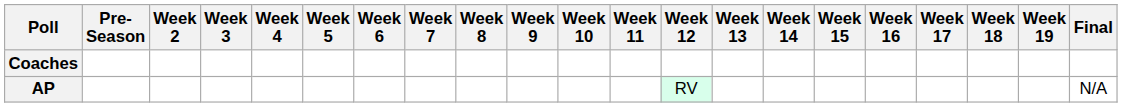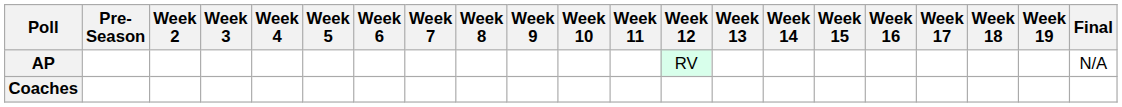rows swapped: (43, 90) <-> (43, 63)
